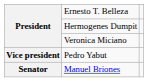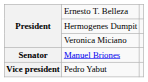rows swapped: (85, 55) <-> (92, 70)
